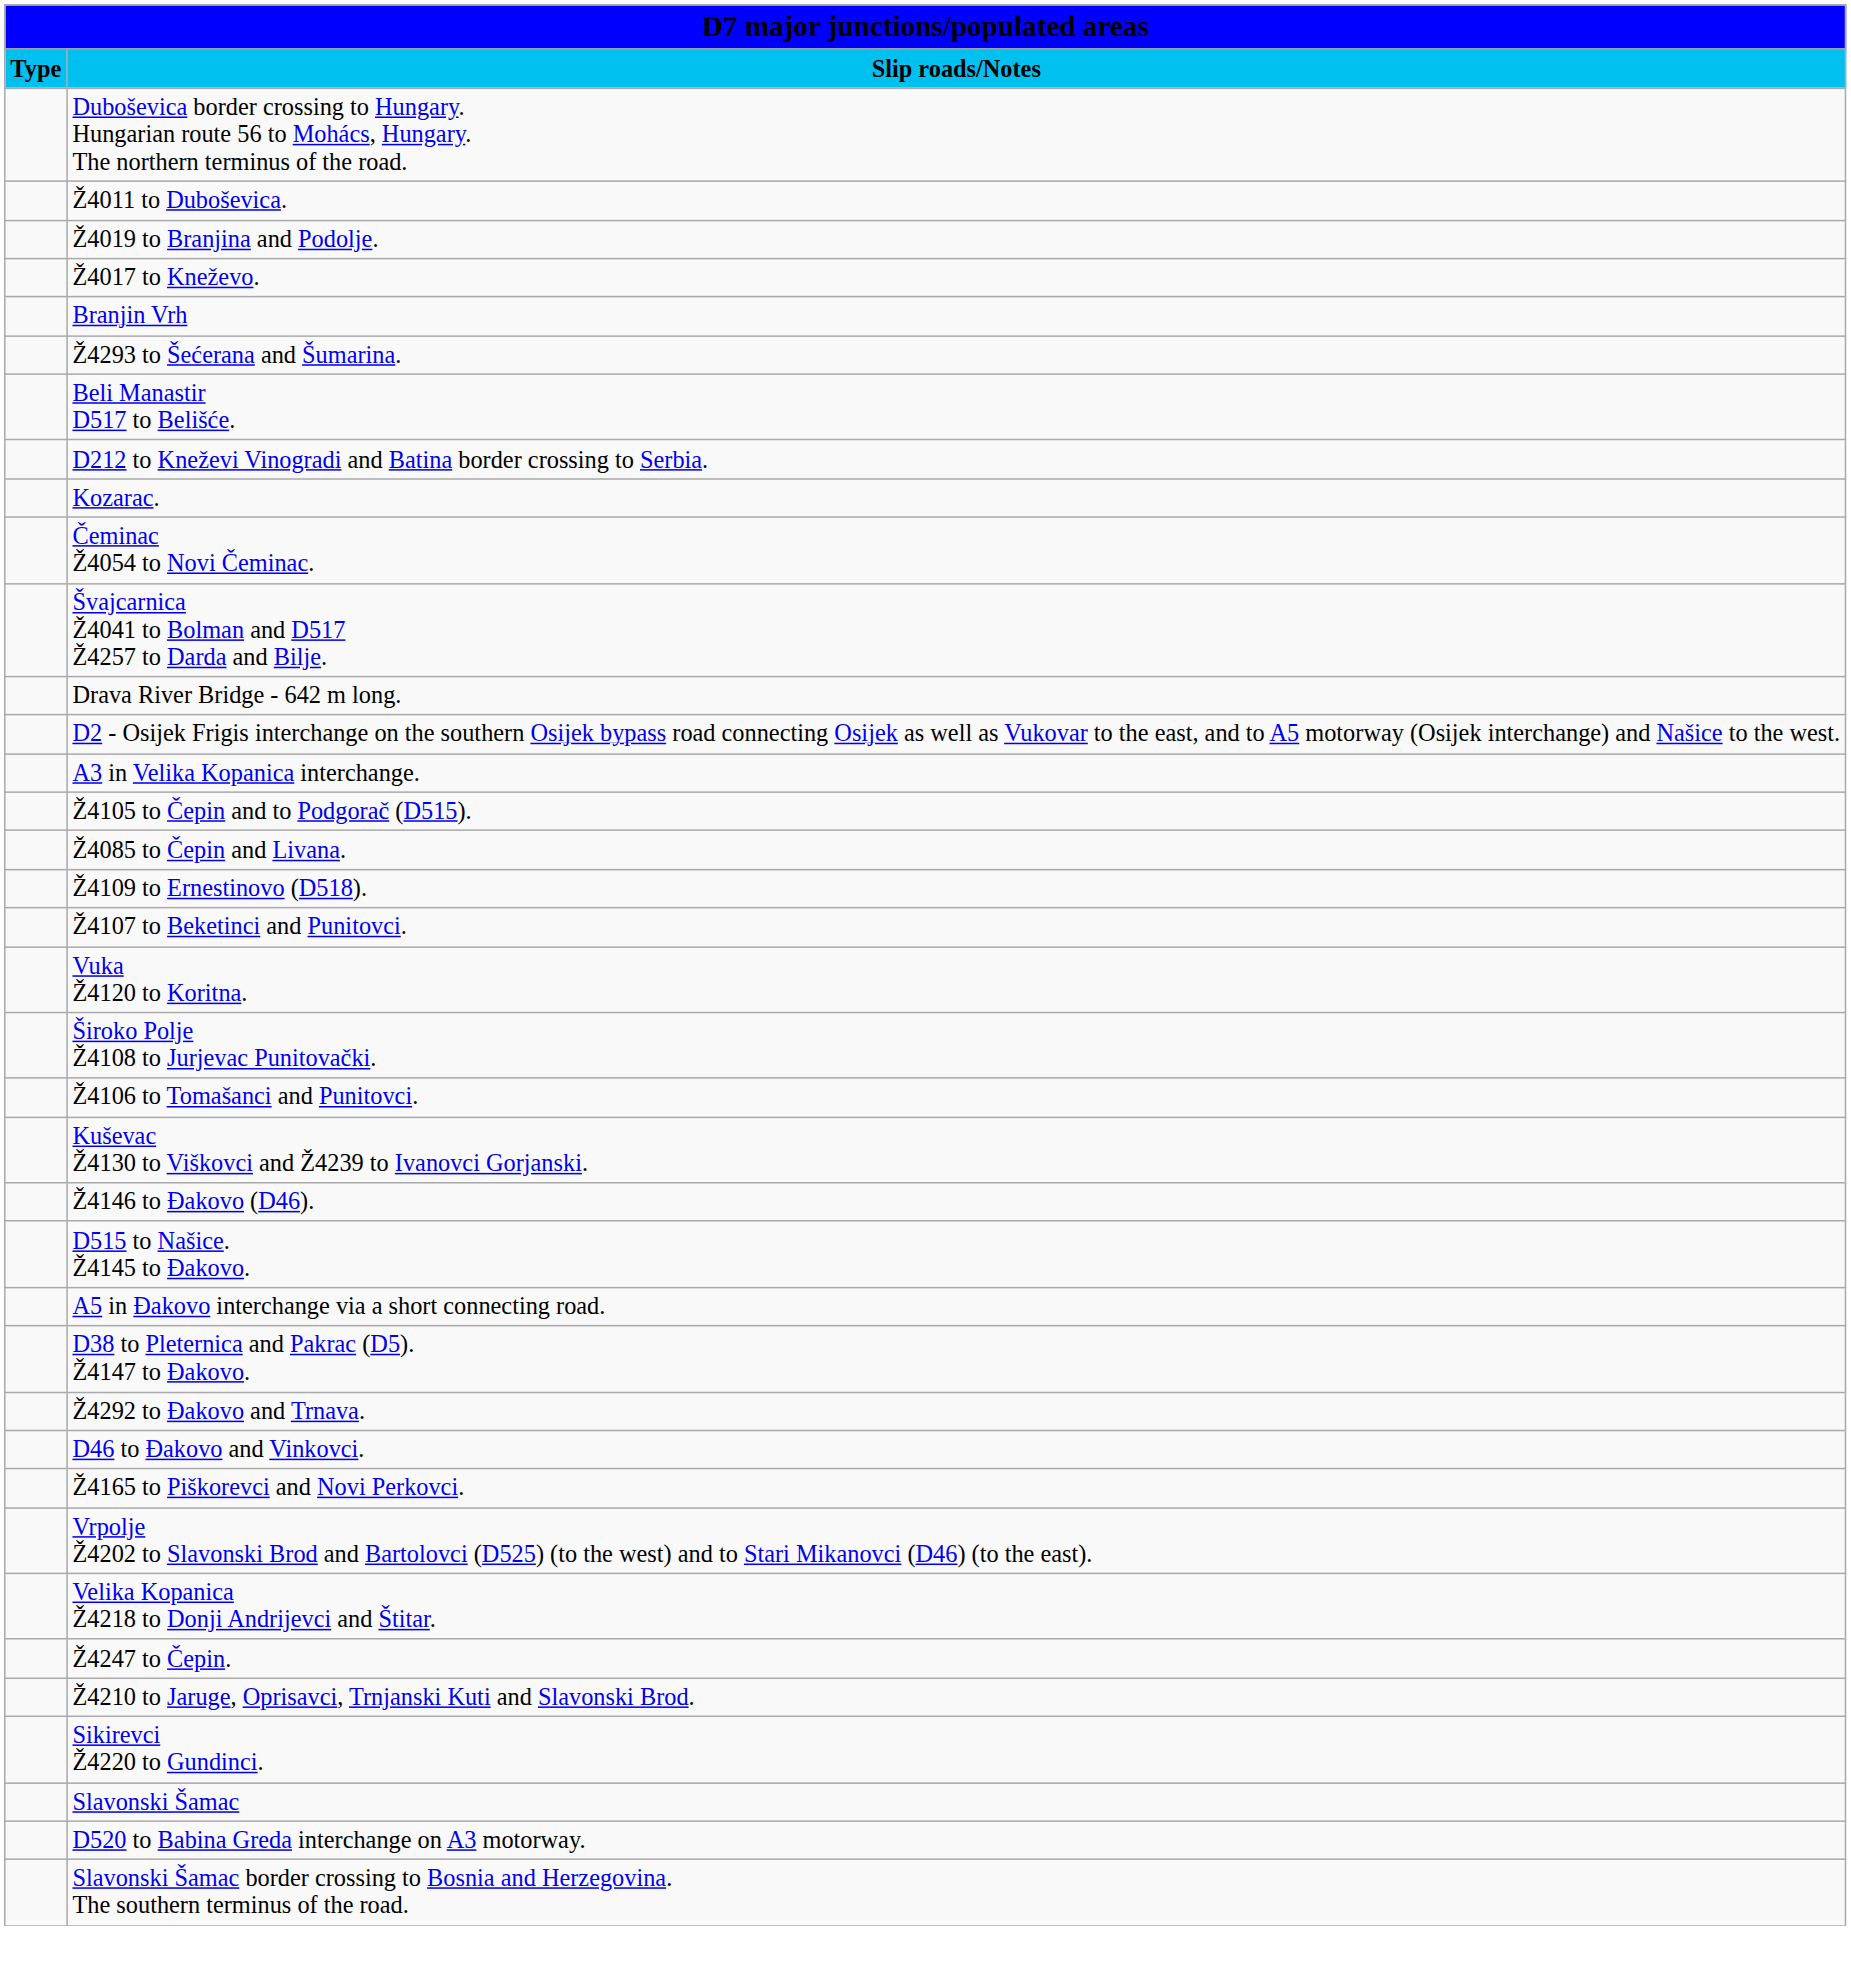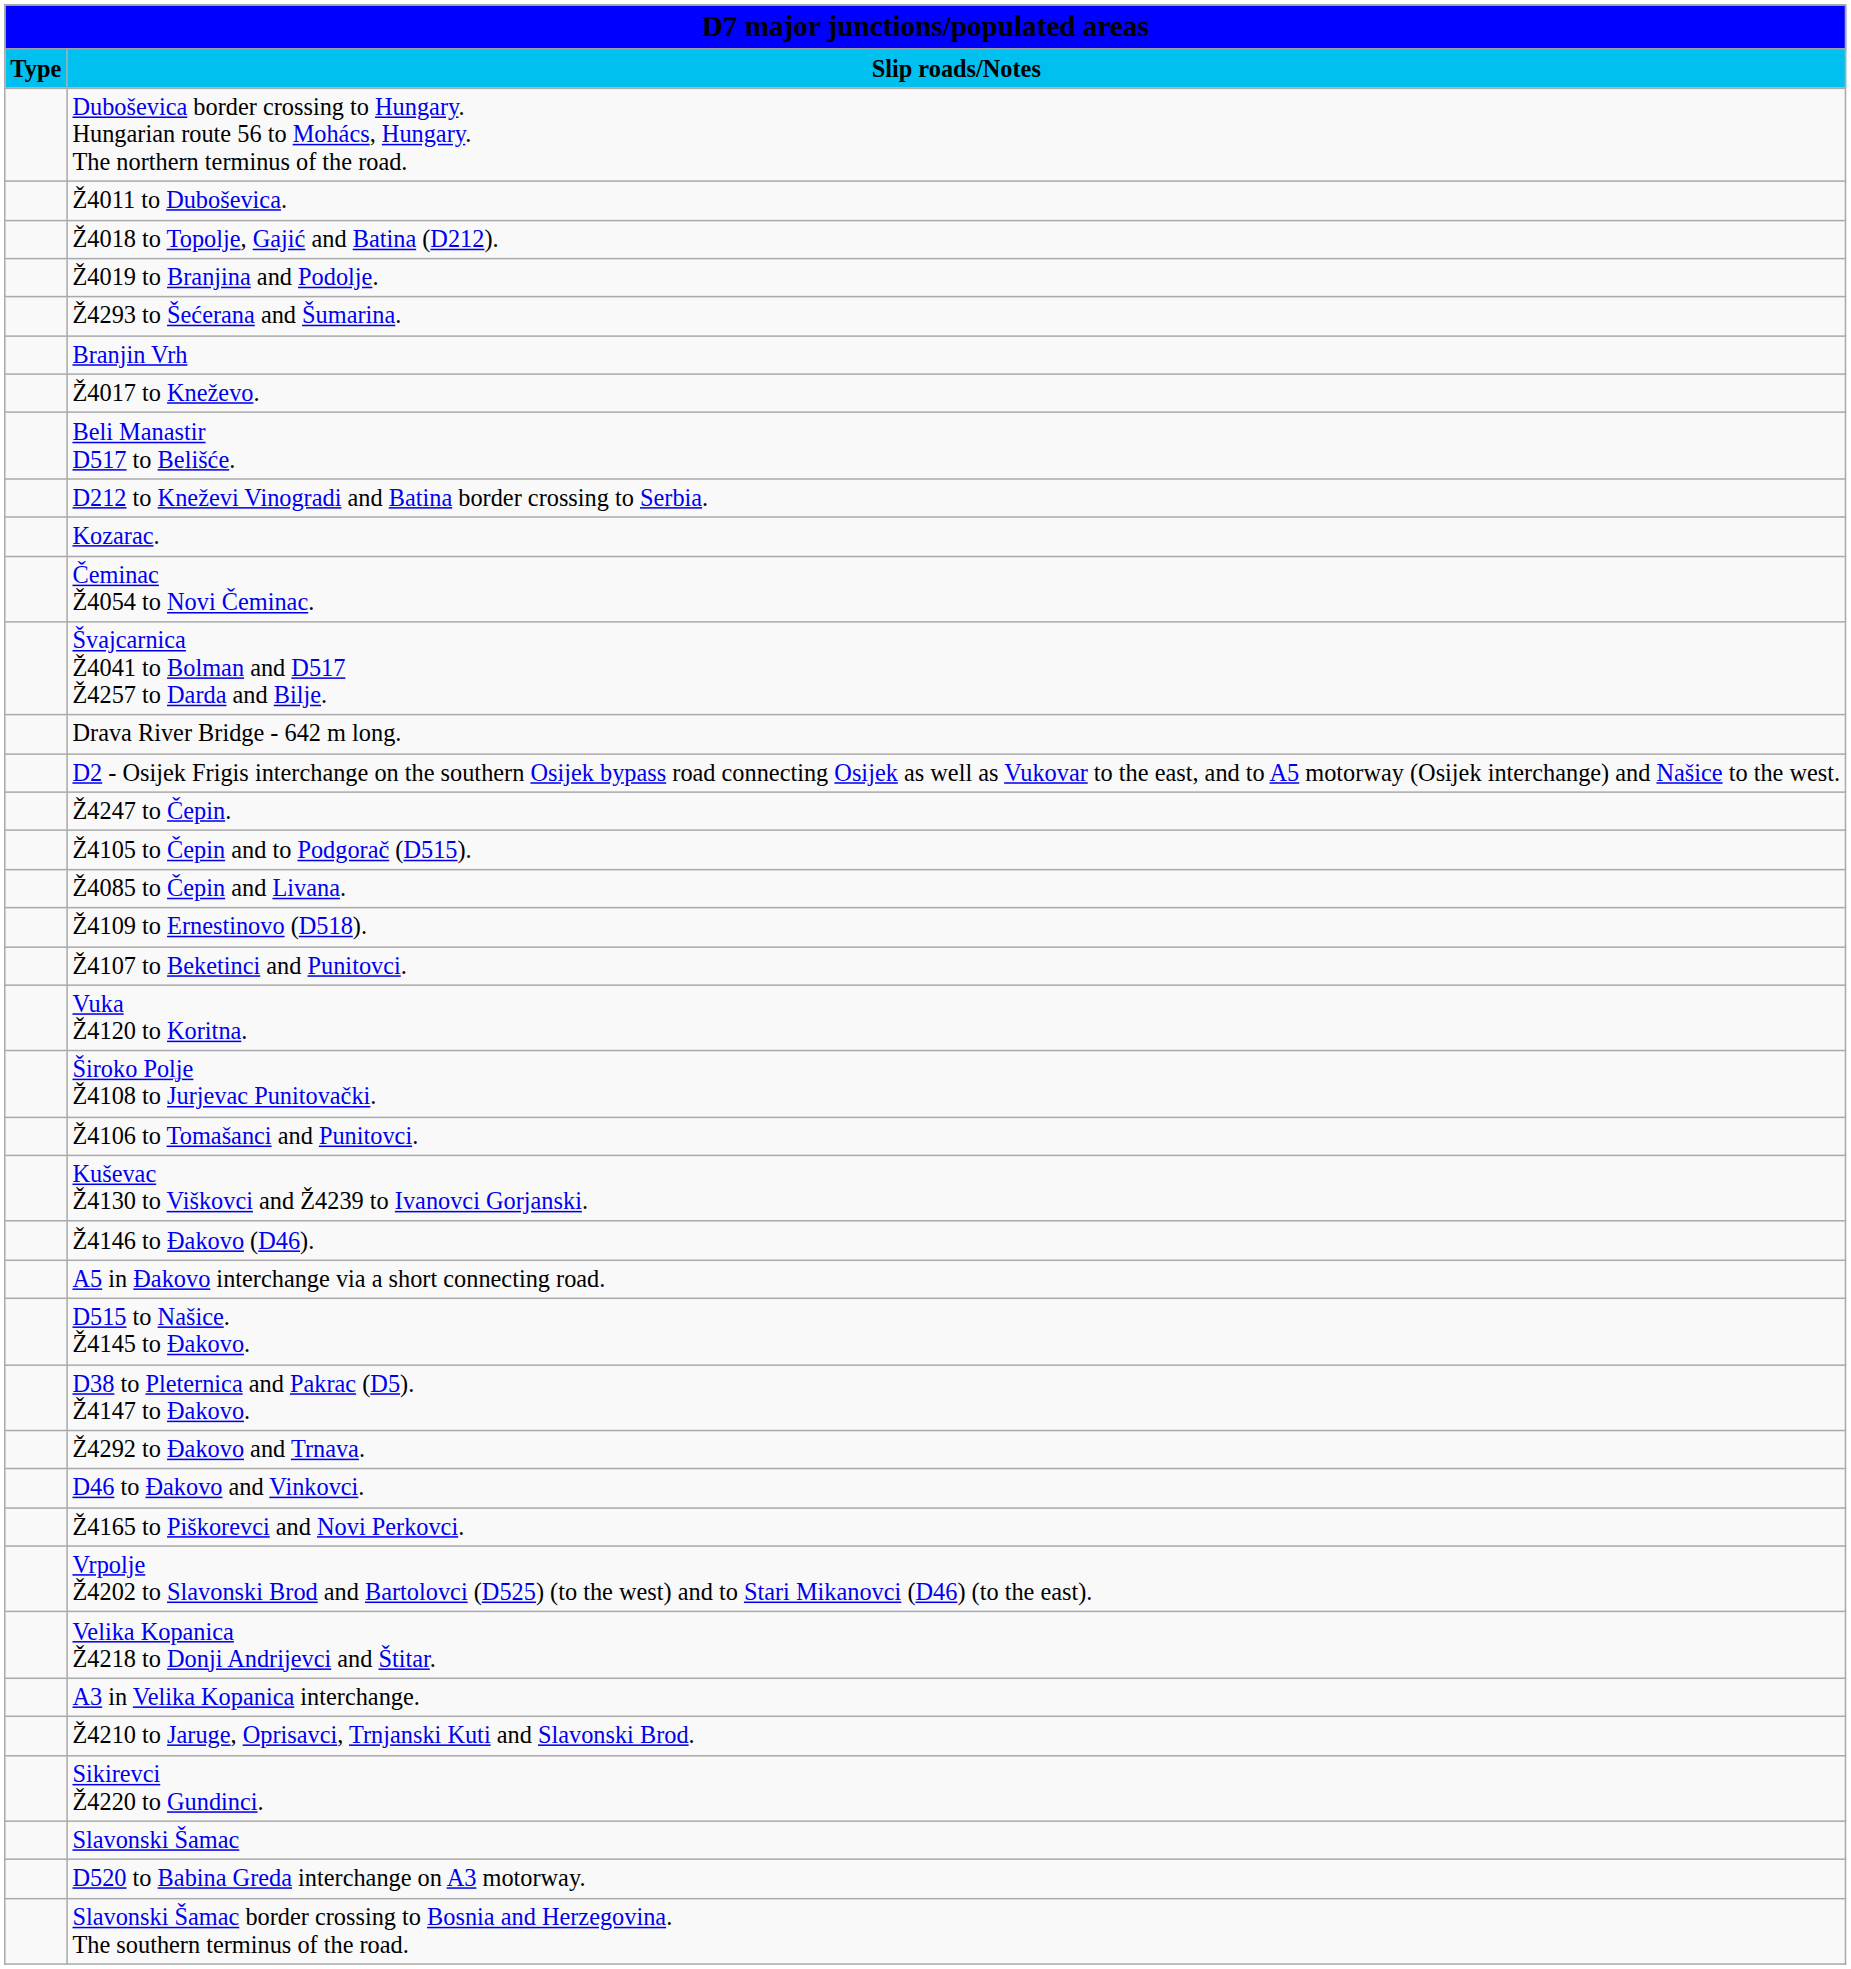+ row: (286, 238)
rows swapped: (166, 277) <-> (237, 354)
rows swapped: (152, 1658) <-> (246, 772)
rows swapped: (161, 1254) <-> (339, 1306)
